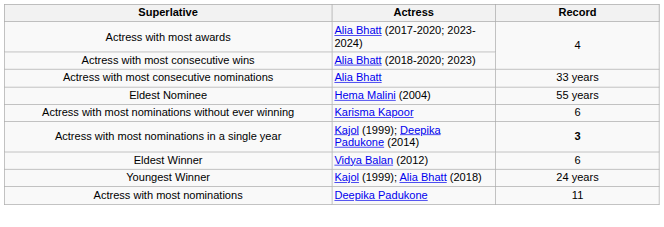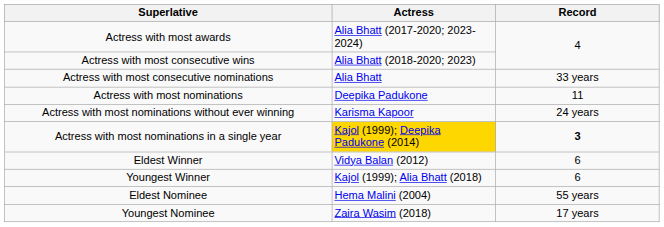rows swapped: (168, 195) <-> (168, 95)
(578, 113) 6 -> (578, 113) 24 years
(388, 136) no background -> (388, 136) gold background
(578, 178) 24 years -> (578, 178) 6
+ row: (168, 213)
